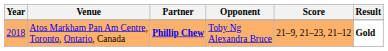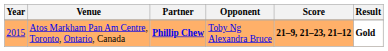(16, 33) 2018 -> (16, 33) 2015
(314, 33) normal -> (314, 33) bold
